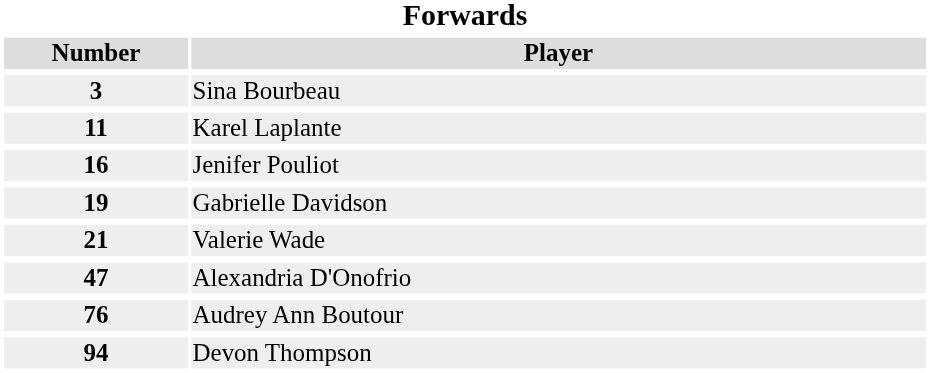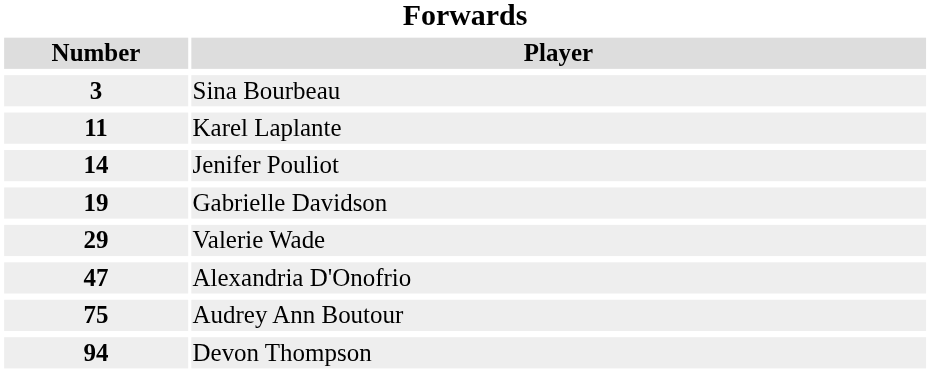(96, 165) 16 -> (96, 165) 14
(96, 240) 21 -> (96, 240) 29
(96, 315) 76 -> (96, 315) 75
